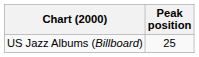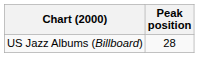(170, 43) 25 -> (170, 43) 28
